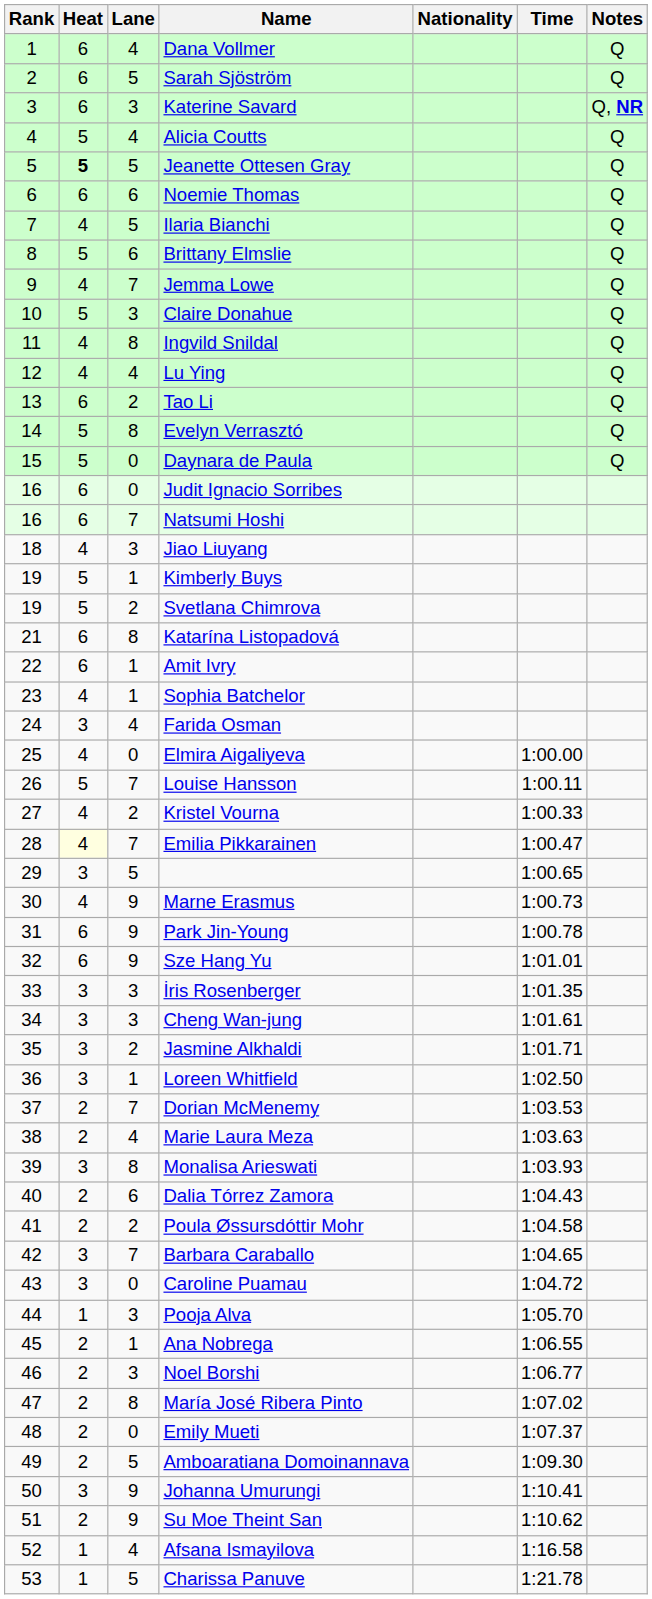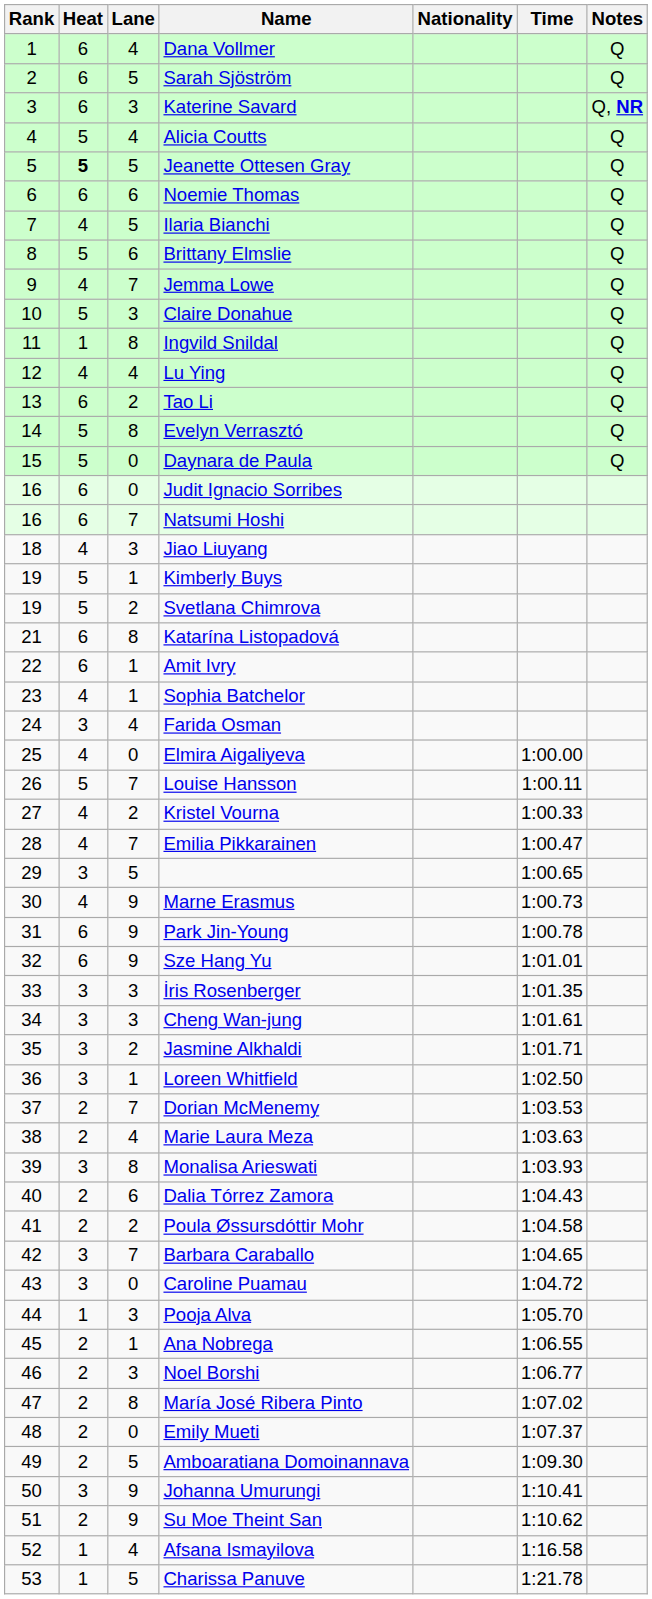(83, 343) 4 -> (83, 343) 1
(83, 843) lightyellow background -> (83, 843) no background
